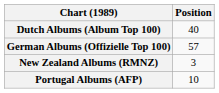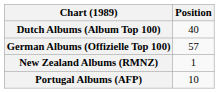(194, 63) 3 -> (194, 63) 1
